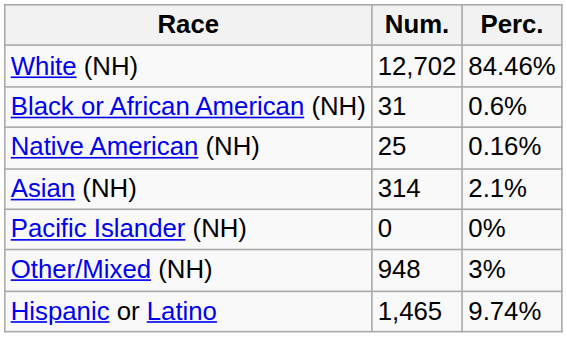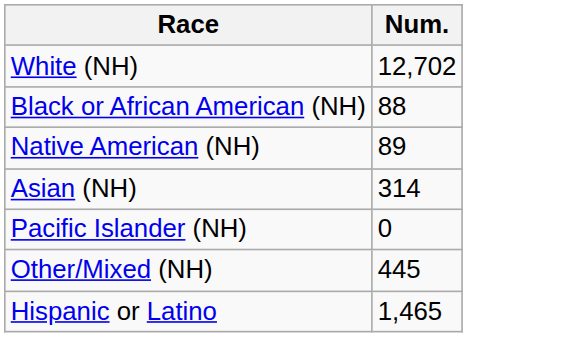- column: (512, 24)
(392, 106) 31 -> (392, 106) 88
(392, 147) 25 -> (392, 147) 89
(399, 270) 948 -> (399, 270) 445
